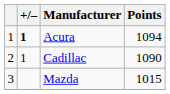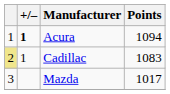(11, 57) no background -> (11, 57) khaki background
(149, 57) 1090 -> (149, 57) 1083
(149, 79) 1015 -> (149, 79) 1017
